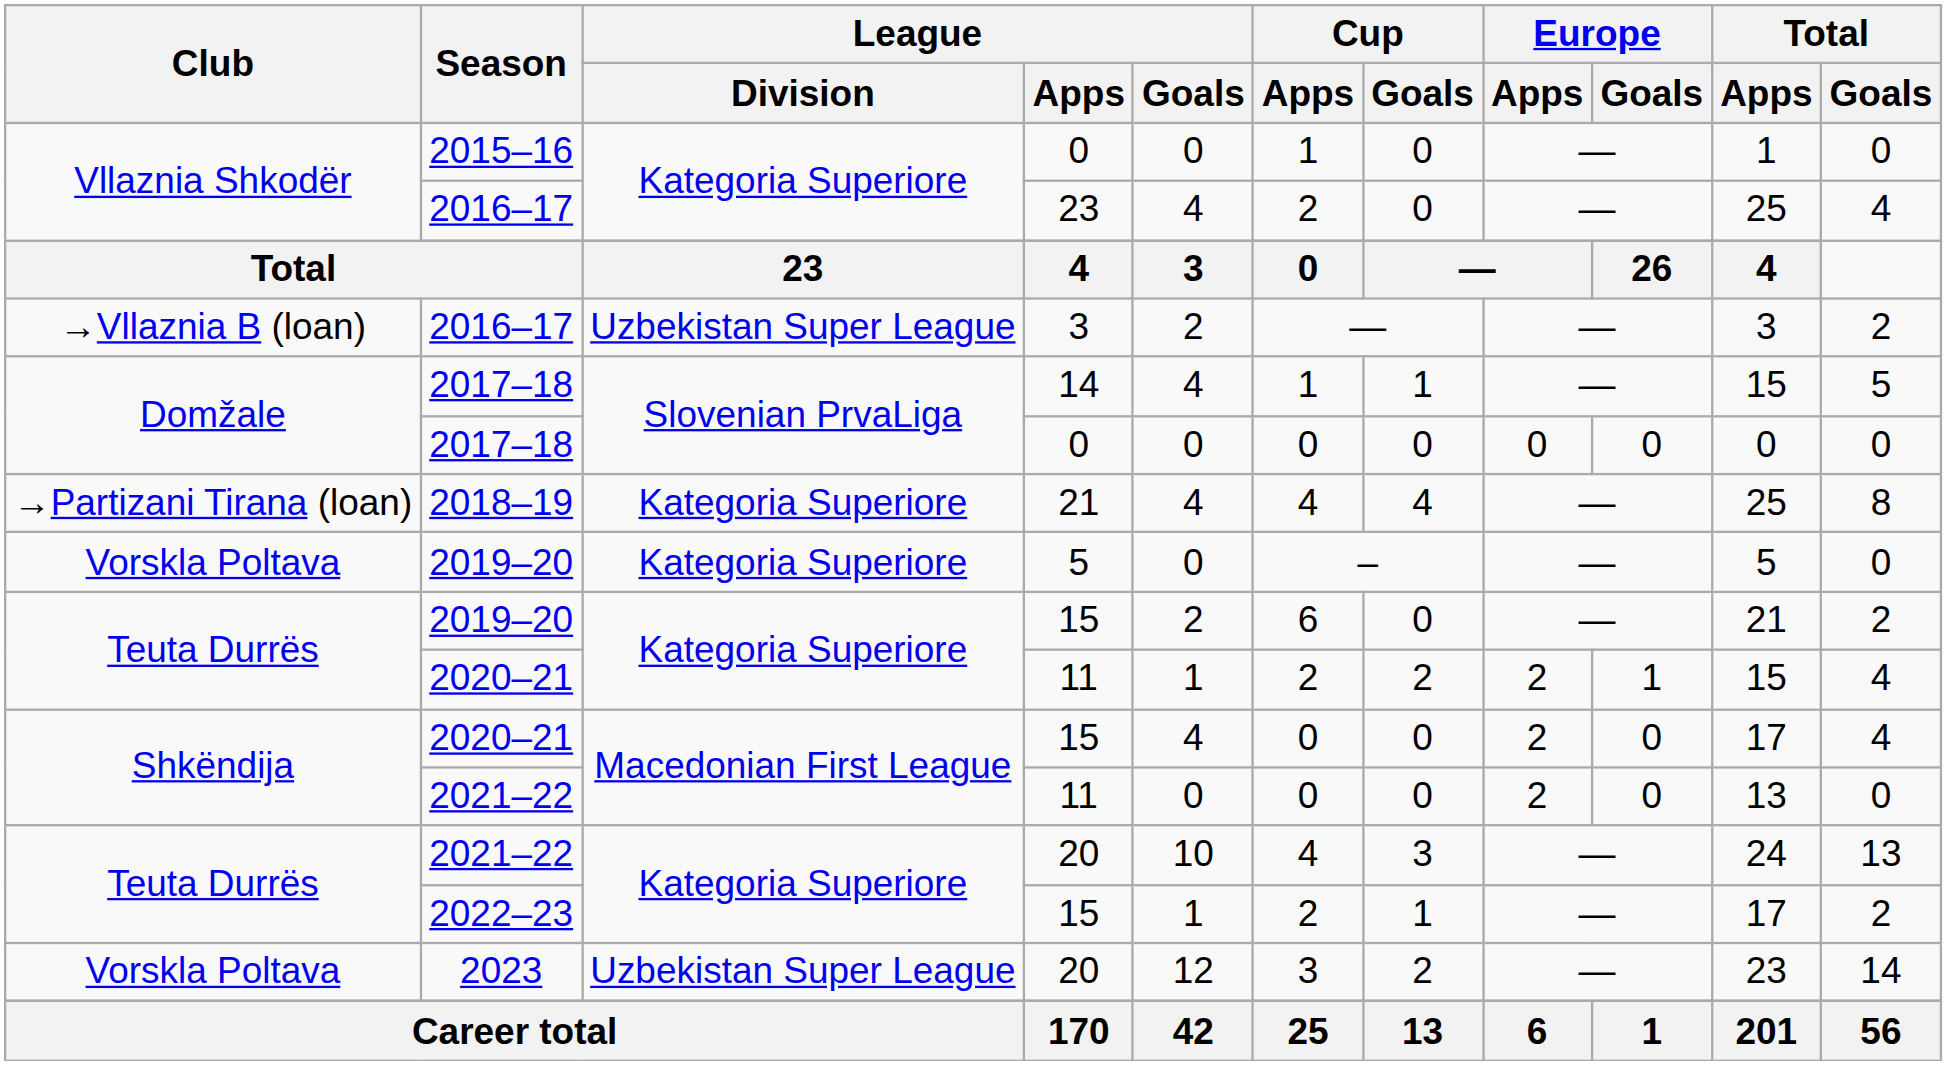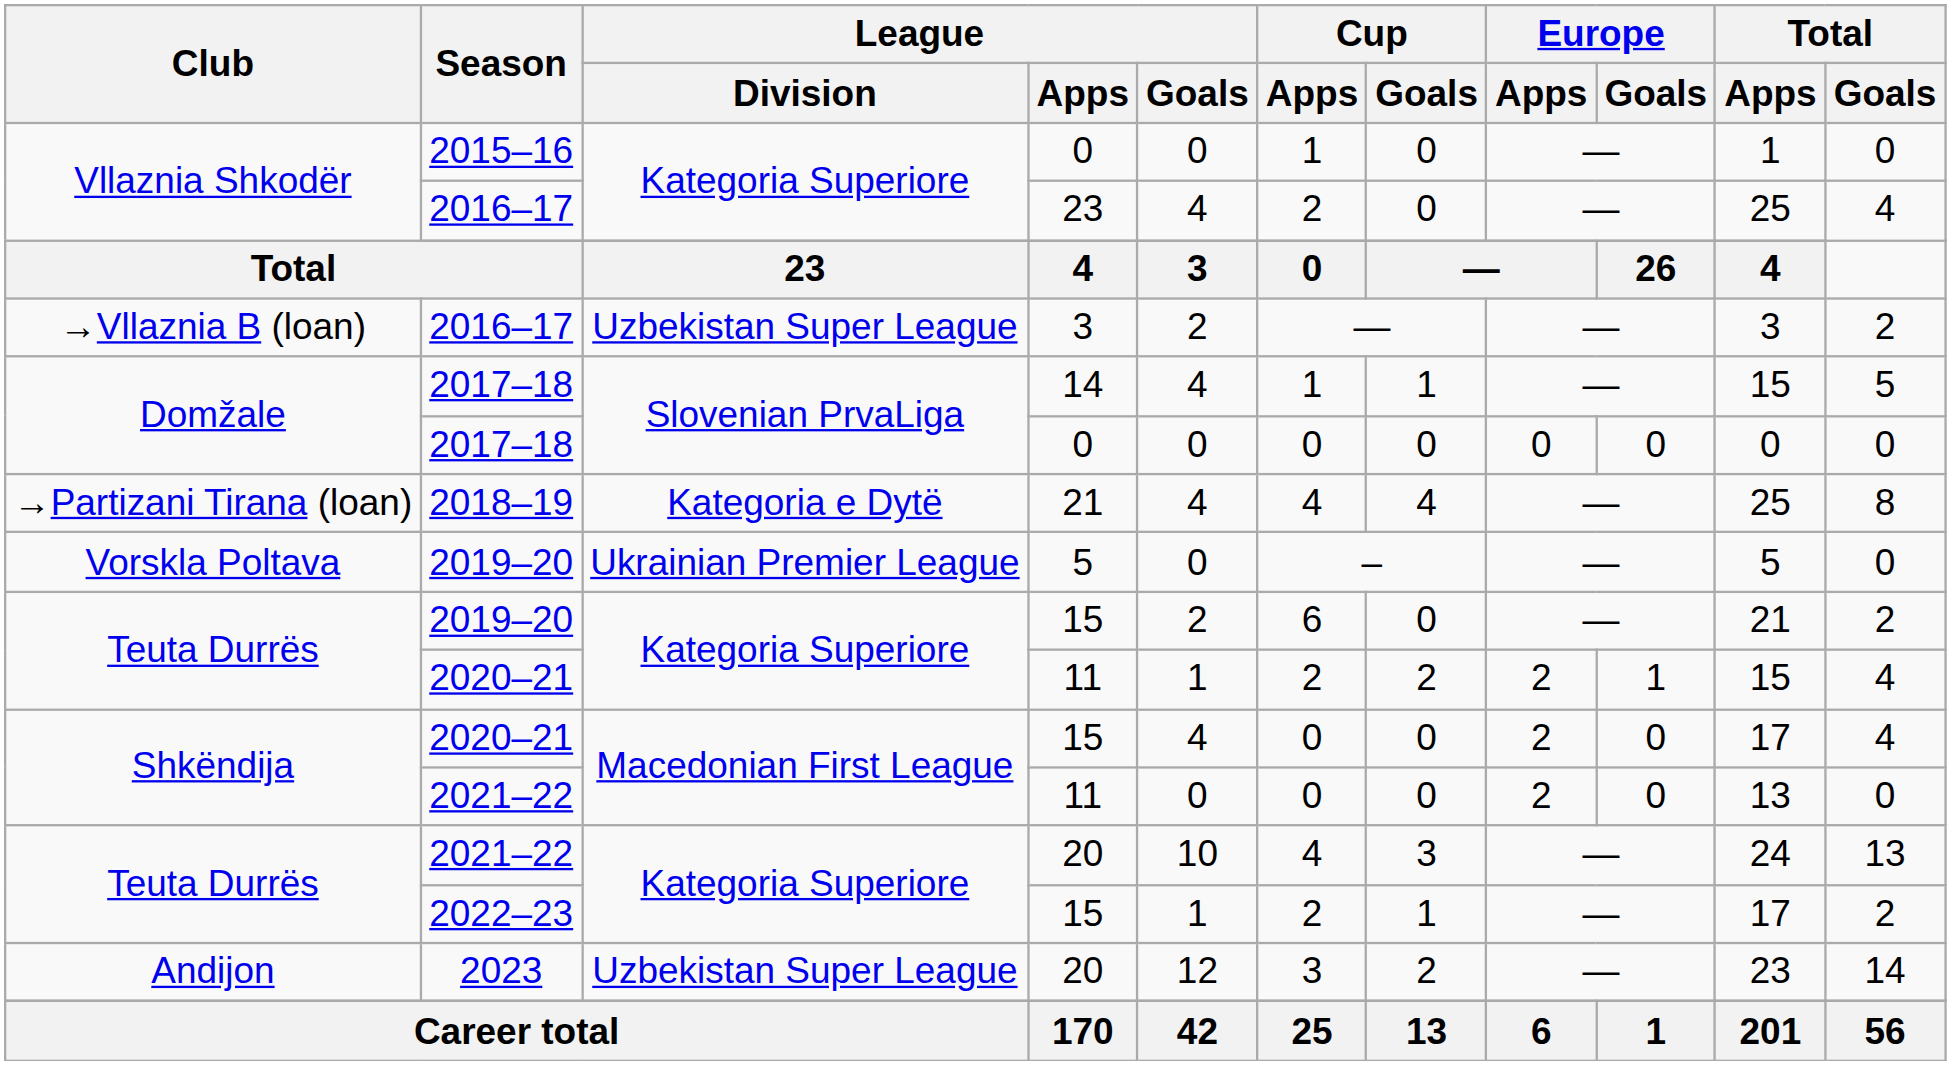(803, 502) Kategoria Superiore -> (805, 502) Kategoria e Dytë
(803, 561) Kategoria Superiore -> (805, 561) Ukrainian Premier League
(213, 971) Vorskla Poltava -> (213, 971) Andijon
